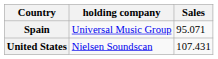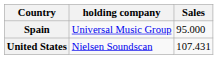(191, 29) 95.071 -> (191, 29) 95.000
